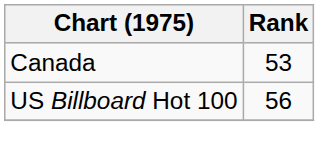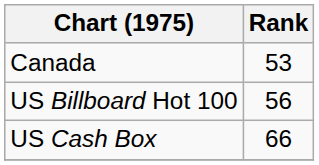+ row: (83, 139)
